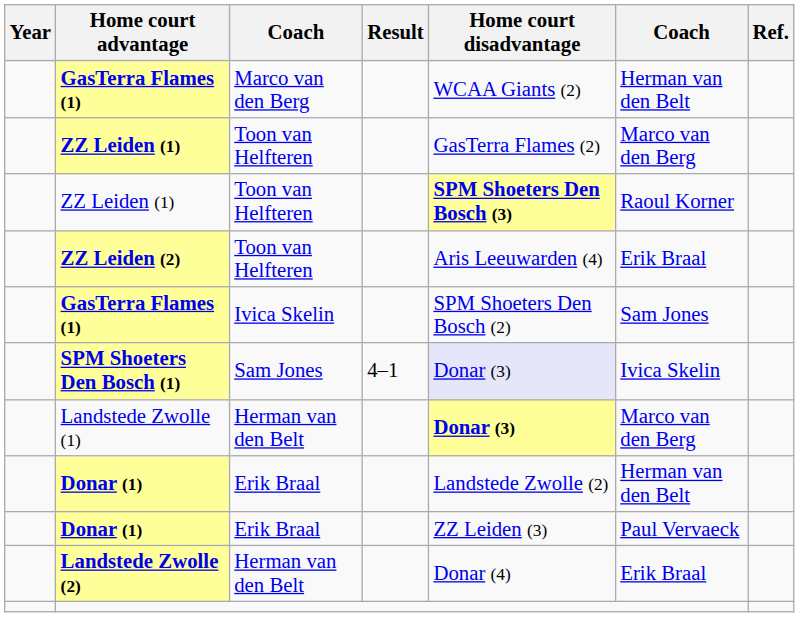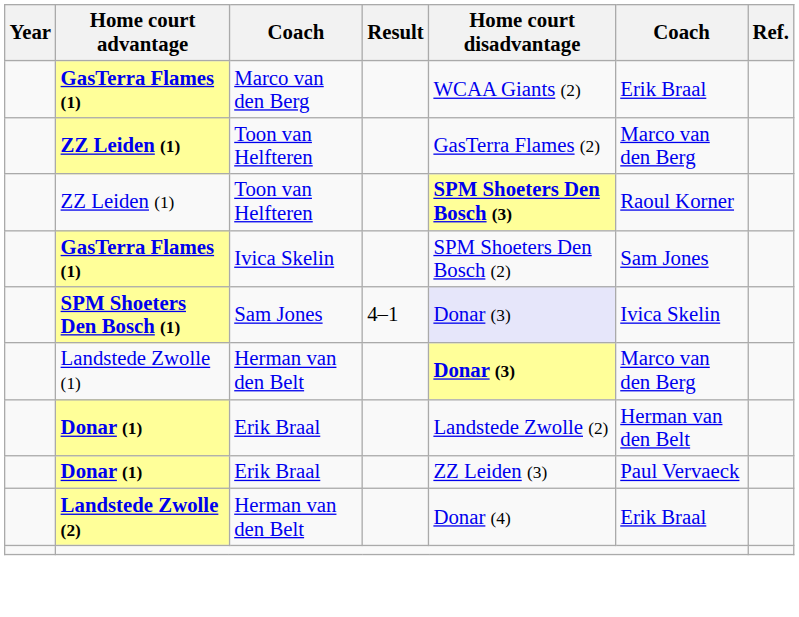(671, 89) Herman van den Belt -> (663, 89) Erik Braal
- row: (120, 258)
